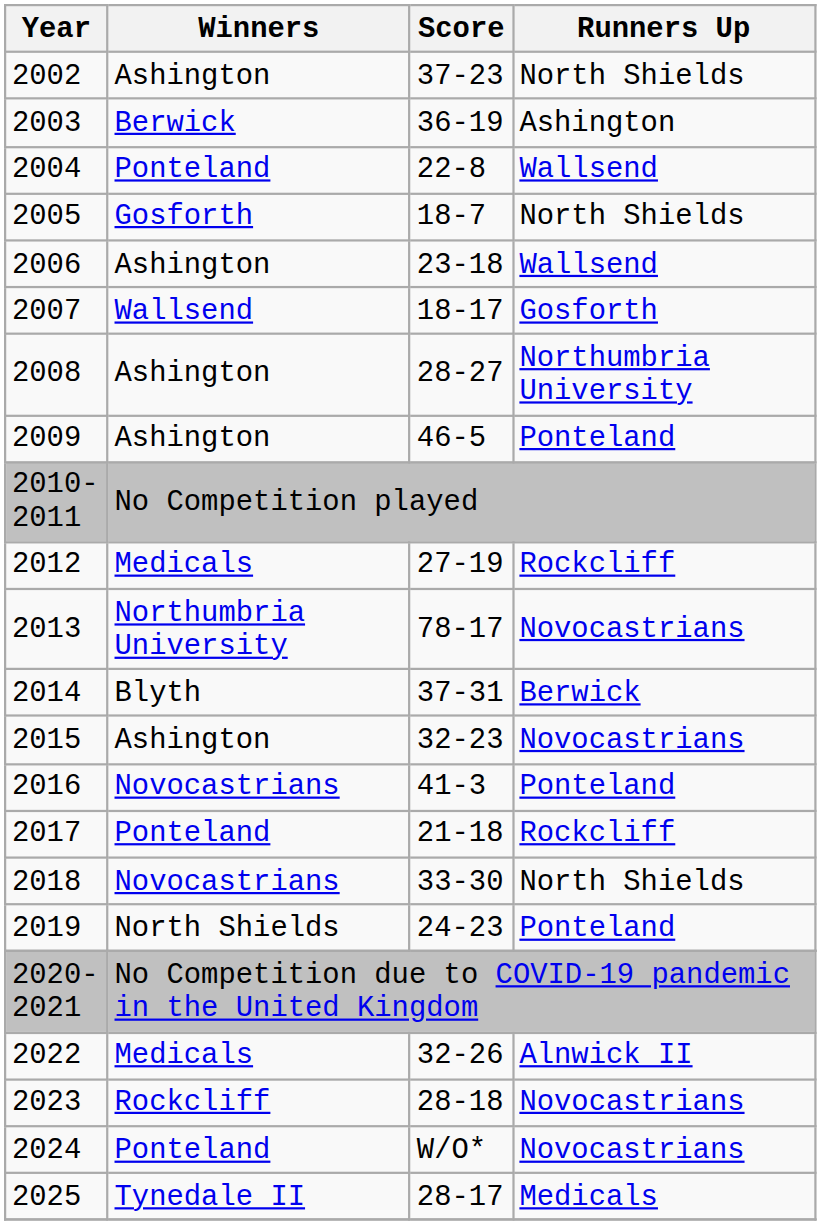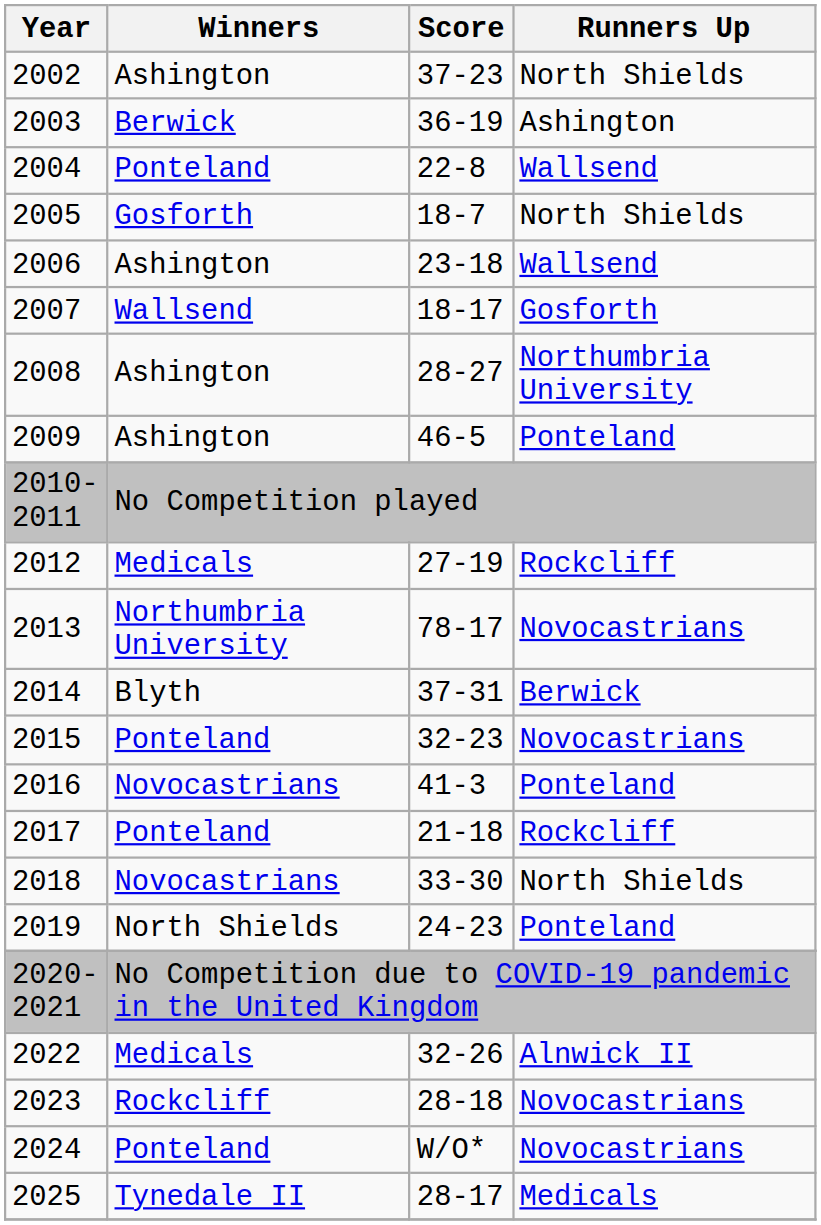(192, 740) Ashington -> (192, 740) Ponteland
